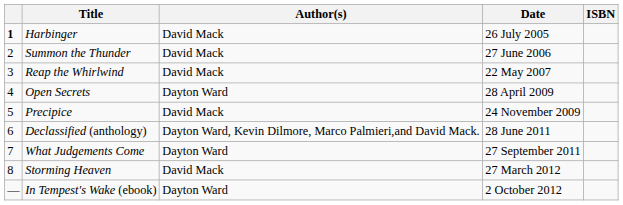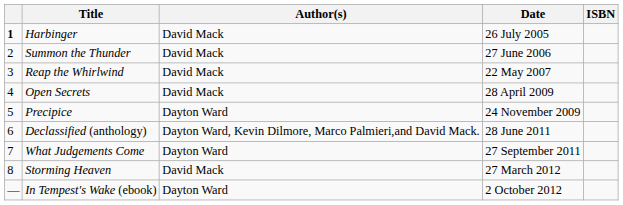(195, 92) Dayton Ward -> (193, 92) David Mack
(193, 111) David Mack -> (195, 111) Dayton Ward
